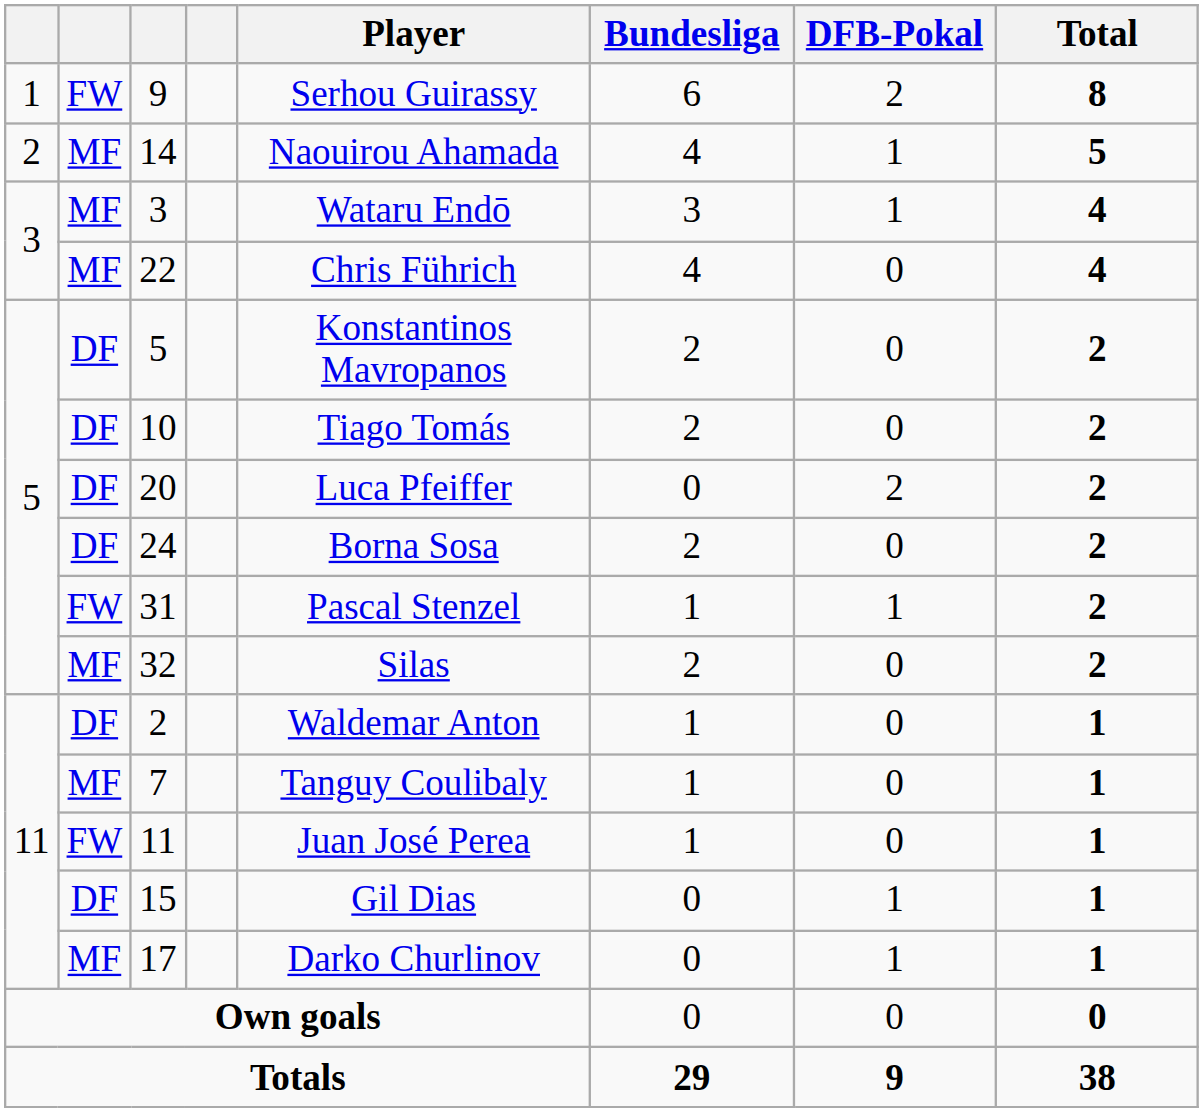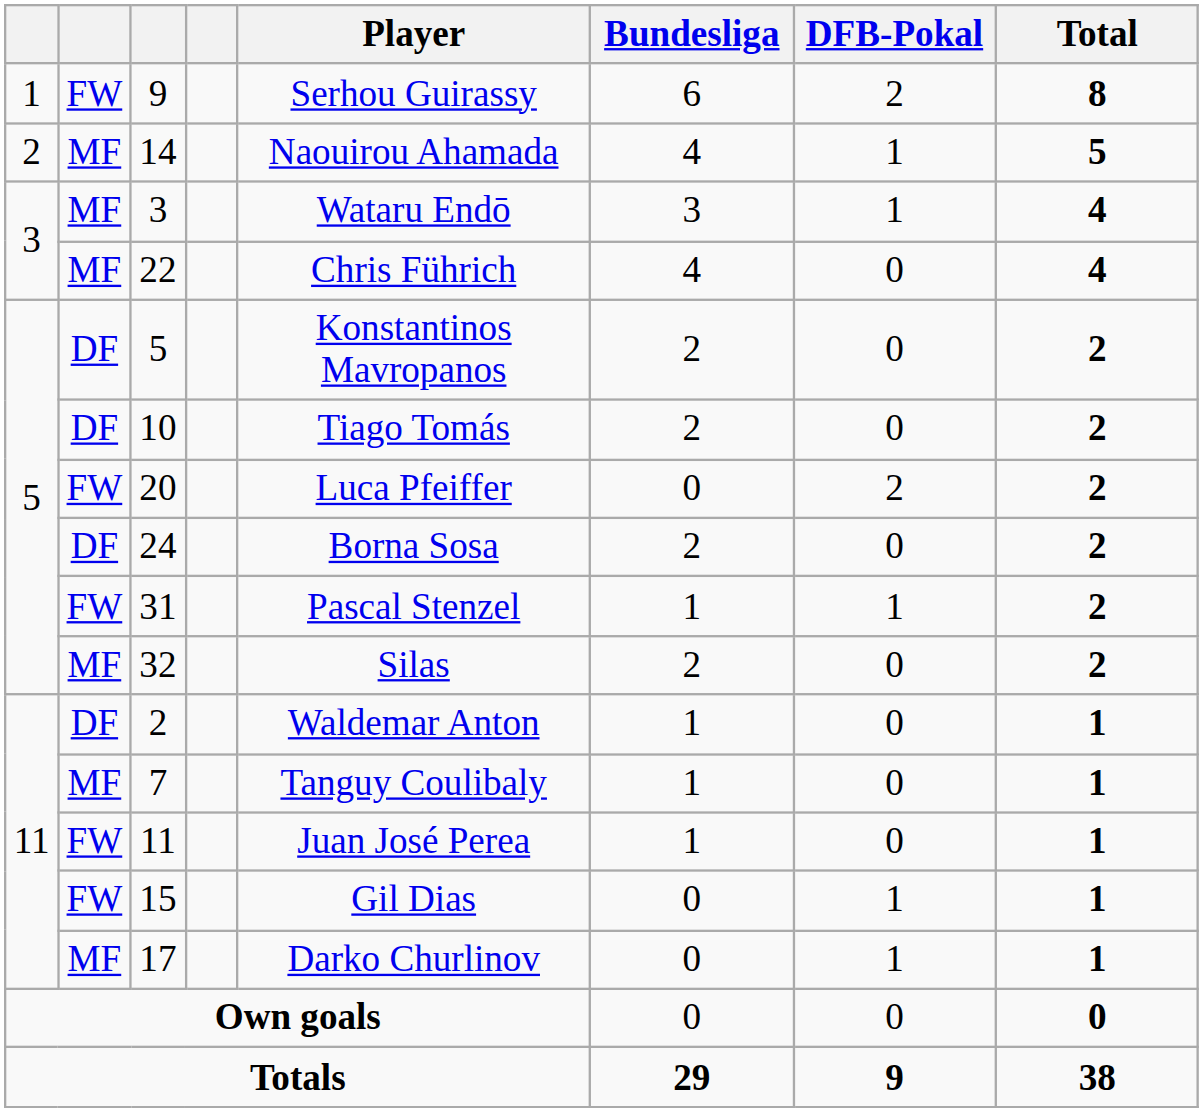(94, 487) DF -> (94, 487) FW
(94, 899) DF -> (94, 899) FW
